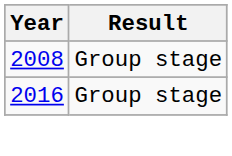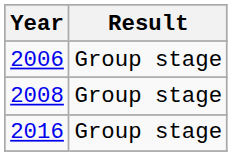+ row: (37, 60)
